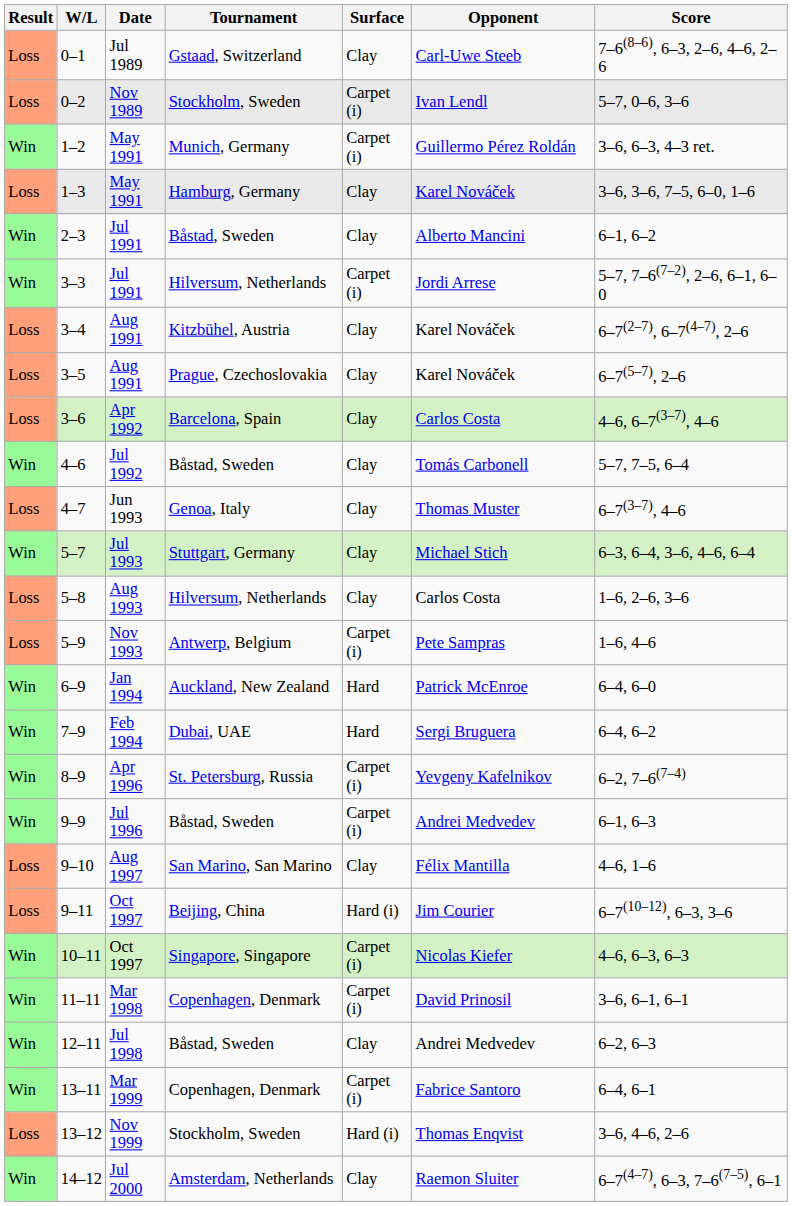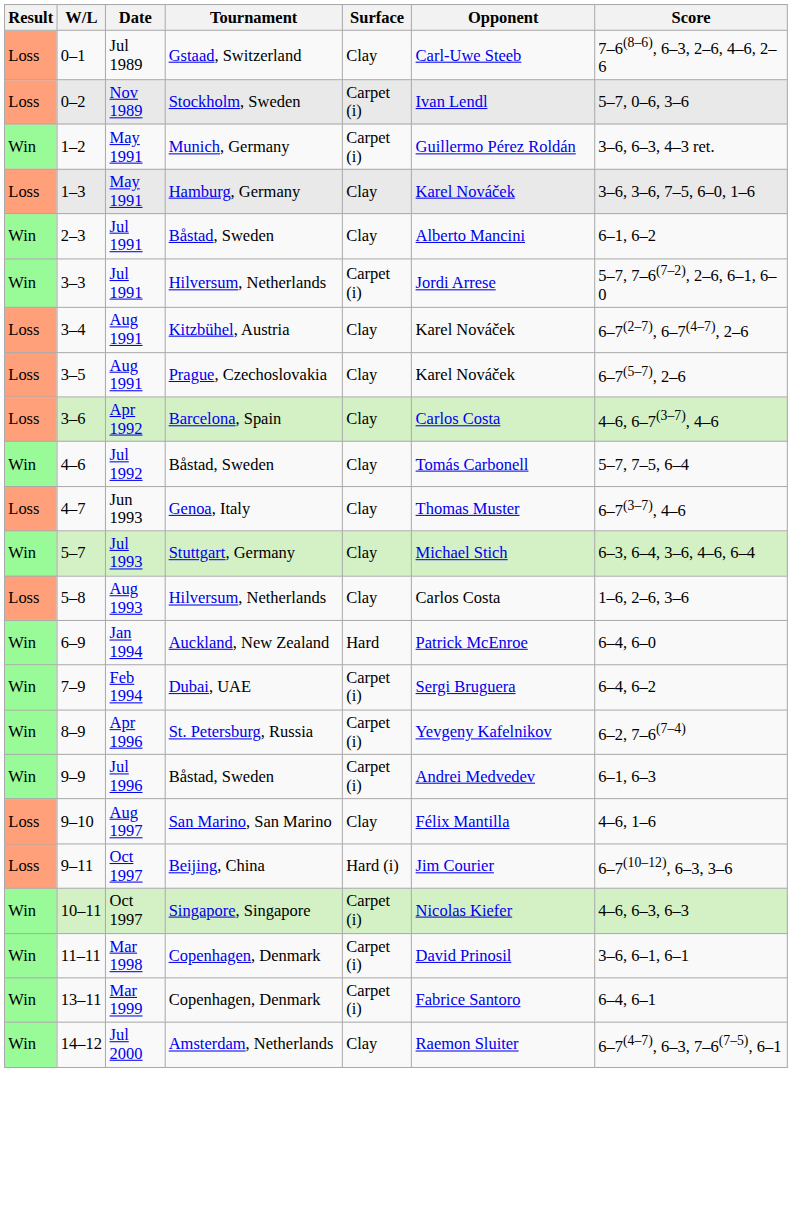- row: (73, 642)
(363, 732) Hard -> (368, 687) Carpet (i)
- row: (81, 1044)
- row: (81, 1134)
